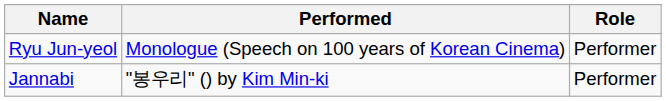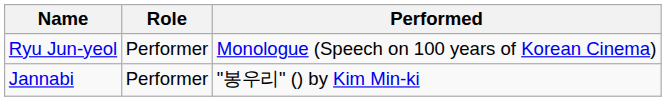columns swapped: (615, 19) <-> (345, 19)
